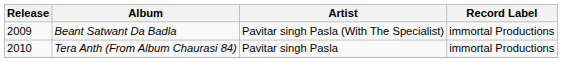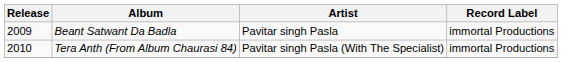(343, 31) Pavitar singh Pasla (With The Specialist) -> (290, 31) Pavitar singh Pasla
(290, 48) Pavitar singh Pasla -> (343, 48) Pavitar singh Pasla (With The Specialist)
